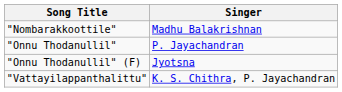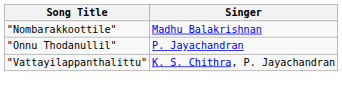- row: (74, 62)
